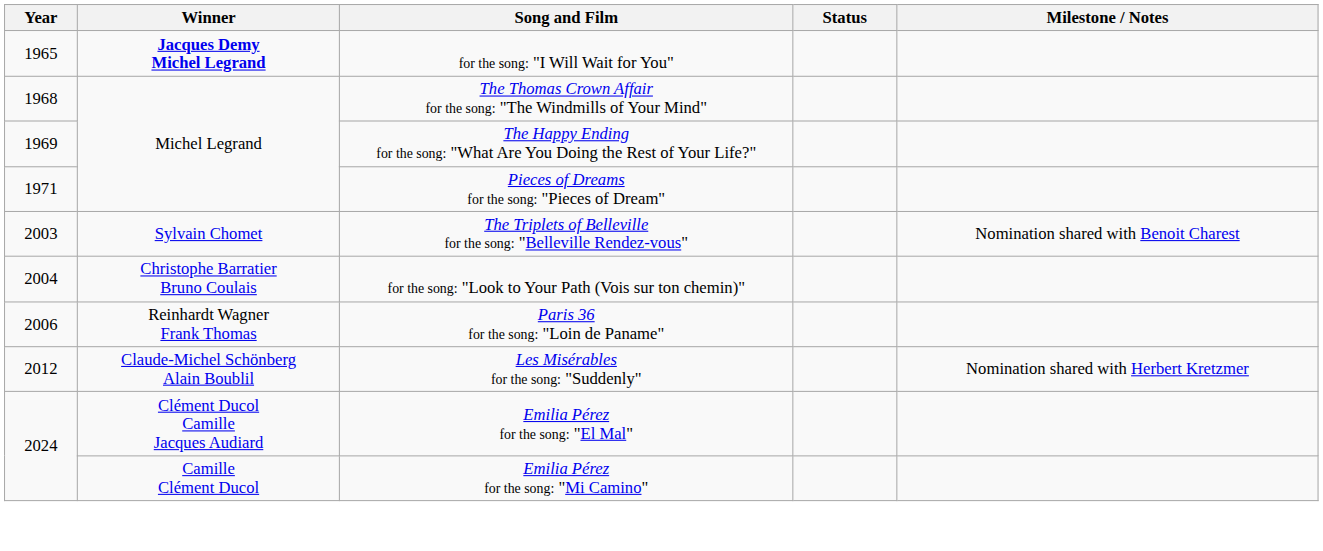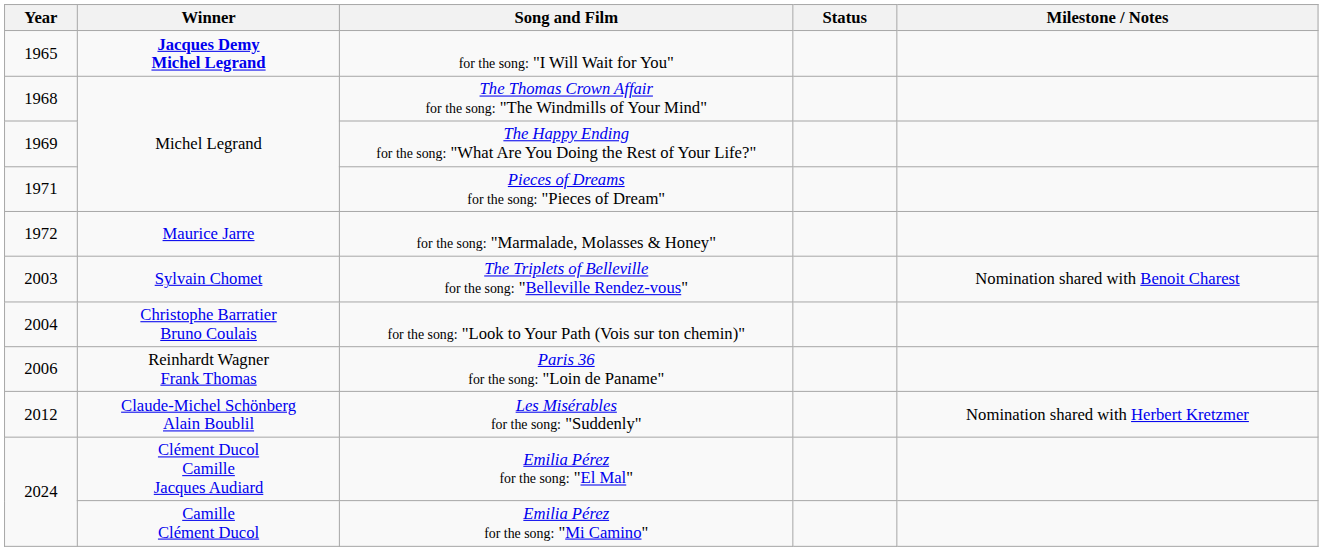+ row: (566, 243)
